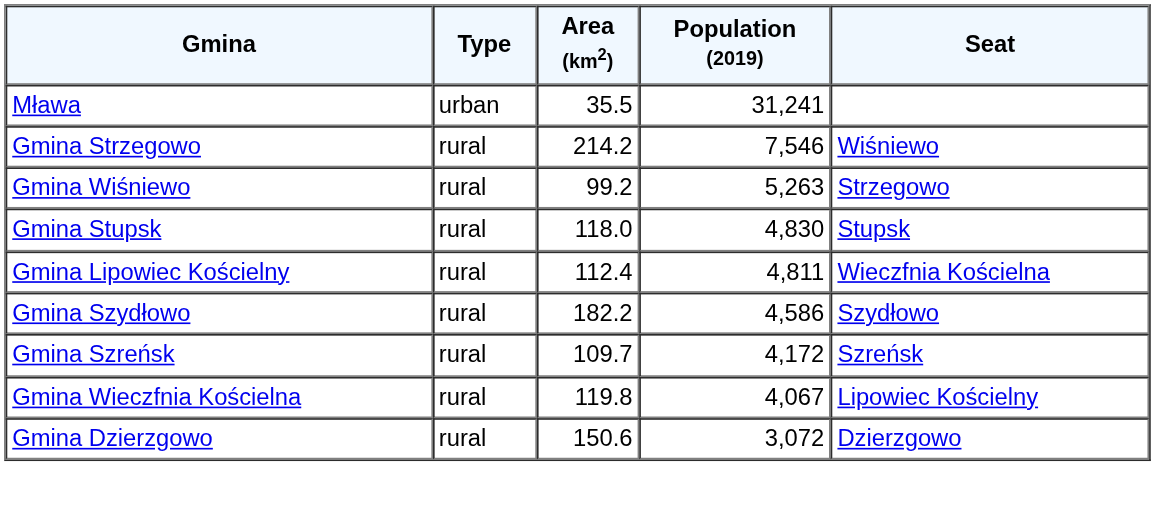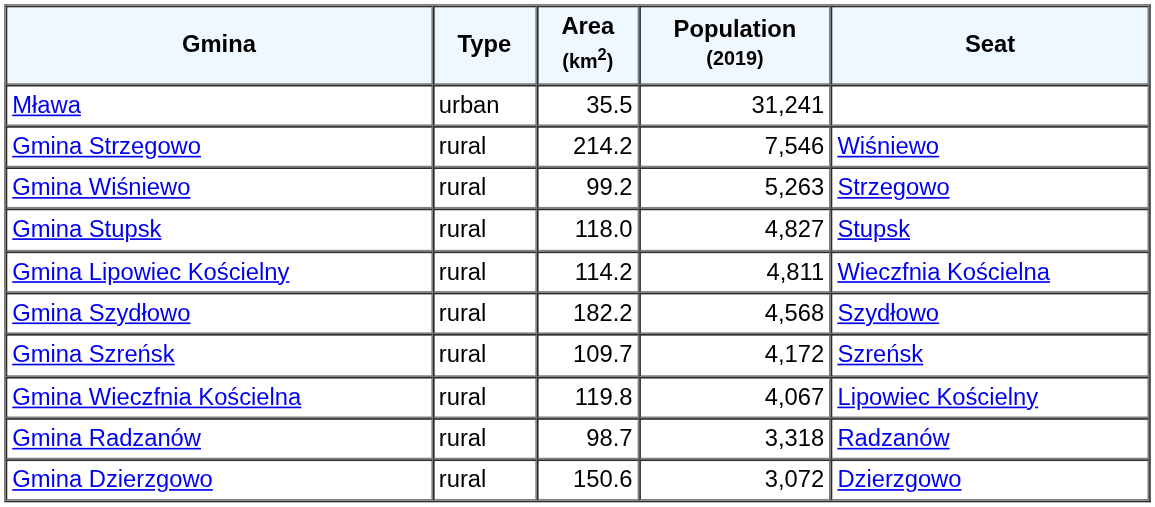(795, 229) 4,830 -> (795, 229) 4,827
(604, 271) 112.4 -> (604, 271) 114.2
(795, 312) 4,586 -> (795, 312) 4,568
+ row: (107, 438)
